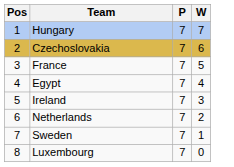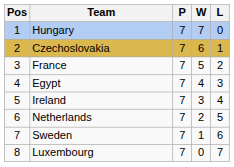+ column: (220, 13)
